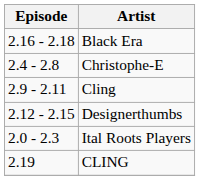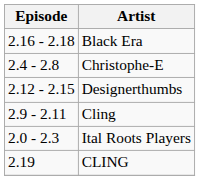rows swapped: (99, 89) <-> (132, 114)
